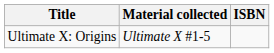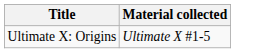- column: (249, 15)
